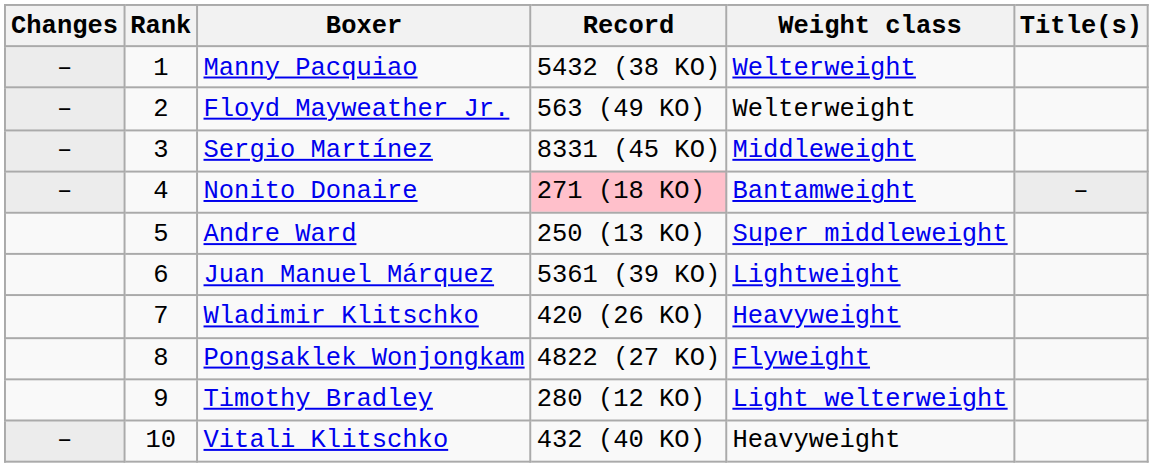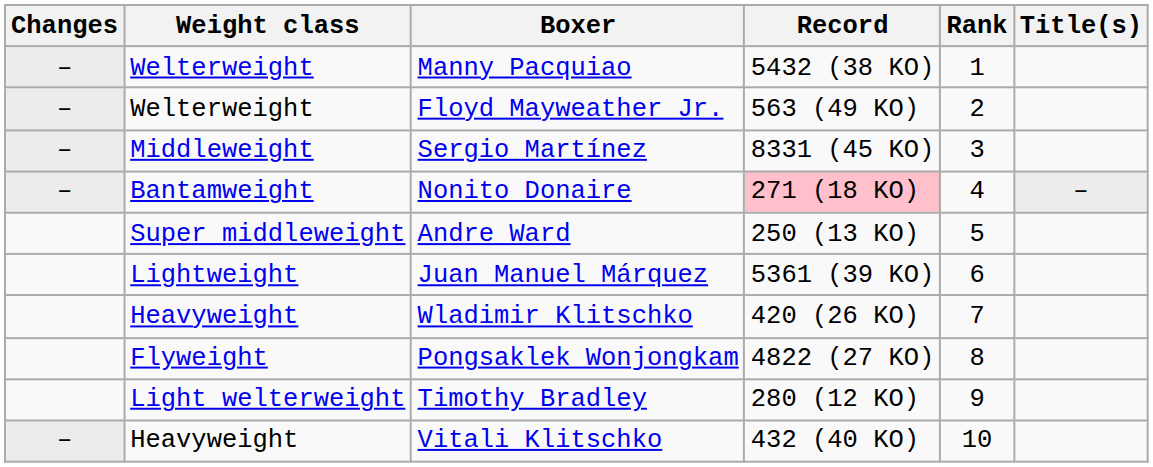columns swapped: (161, 26) <-> (870, 26)
